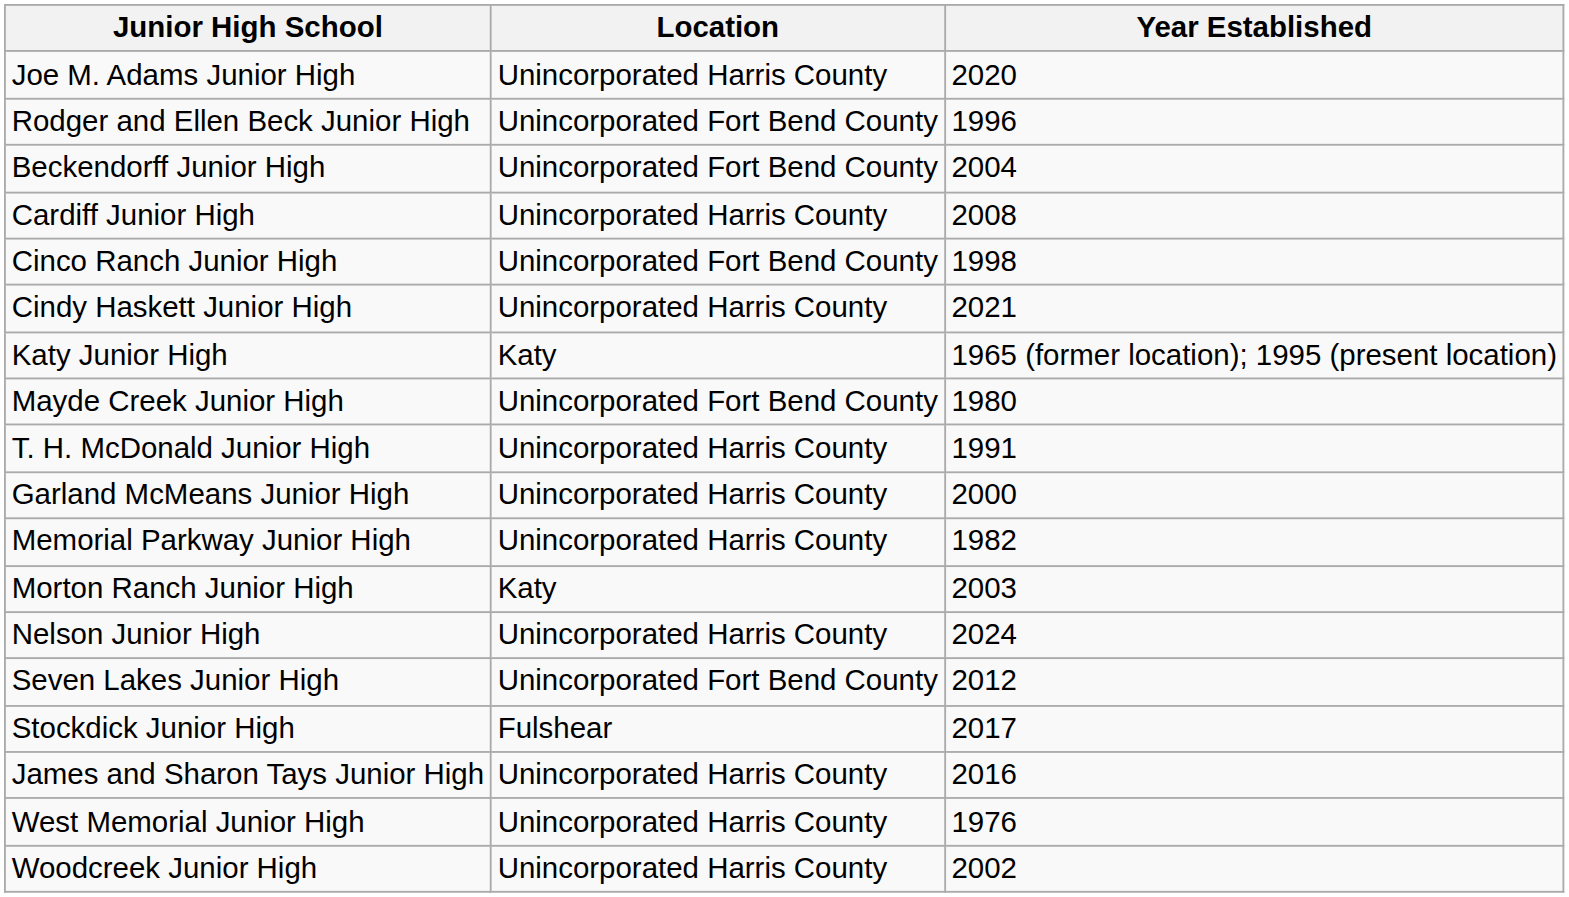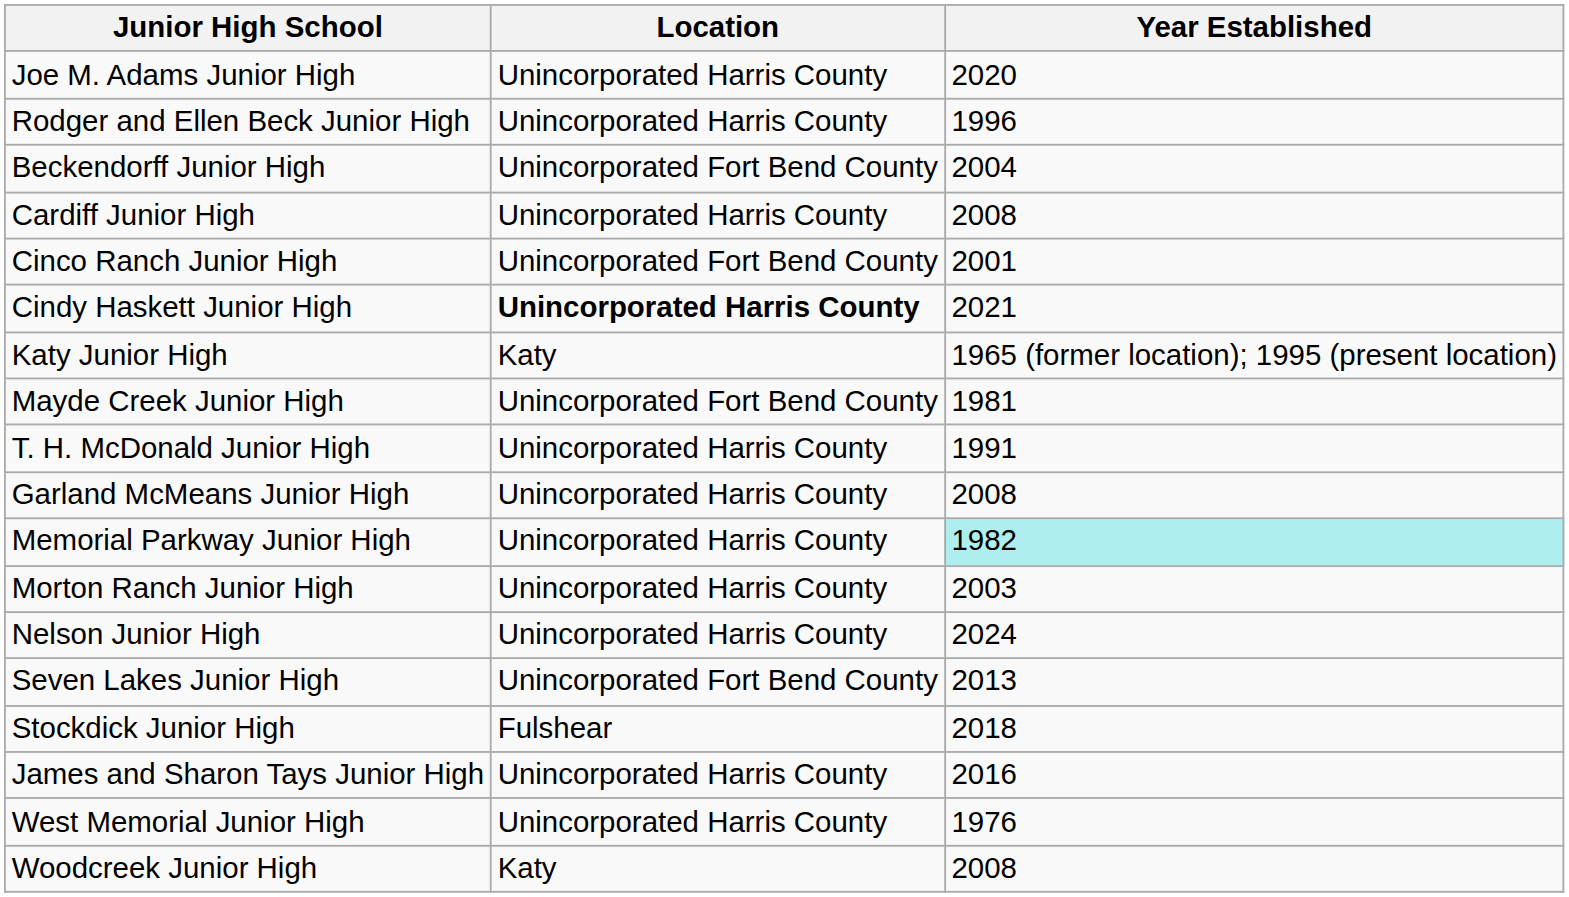(718, 121) Unincorporated Fort Bend County -> (692, 121) Unincorporated Harris County
(984, 261) 1998 -> (984, 261) 2001
(692, 307) normal -> (709, 307) bold
(984, 401) 1980 -> (984, 401) 1981
(984, 494) 2000 -> (984, 494) 2008
(984, 541) no background -> (984, 541) paleturquoise background
(527, 588) Katy -> (692, 588) Unincorporated Harris County
(984, 681) 2012 -> (984, 681) 2013
(984, 728) 2017 -> (984, 728) 2018
(692, 868) Unincorporated Harris County -> (527, 868) Katy
(984, 868) 2002 -> (984, 868) 2008
